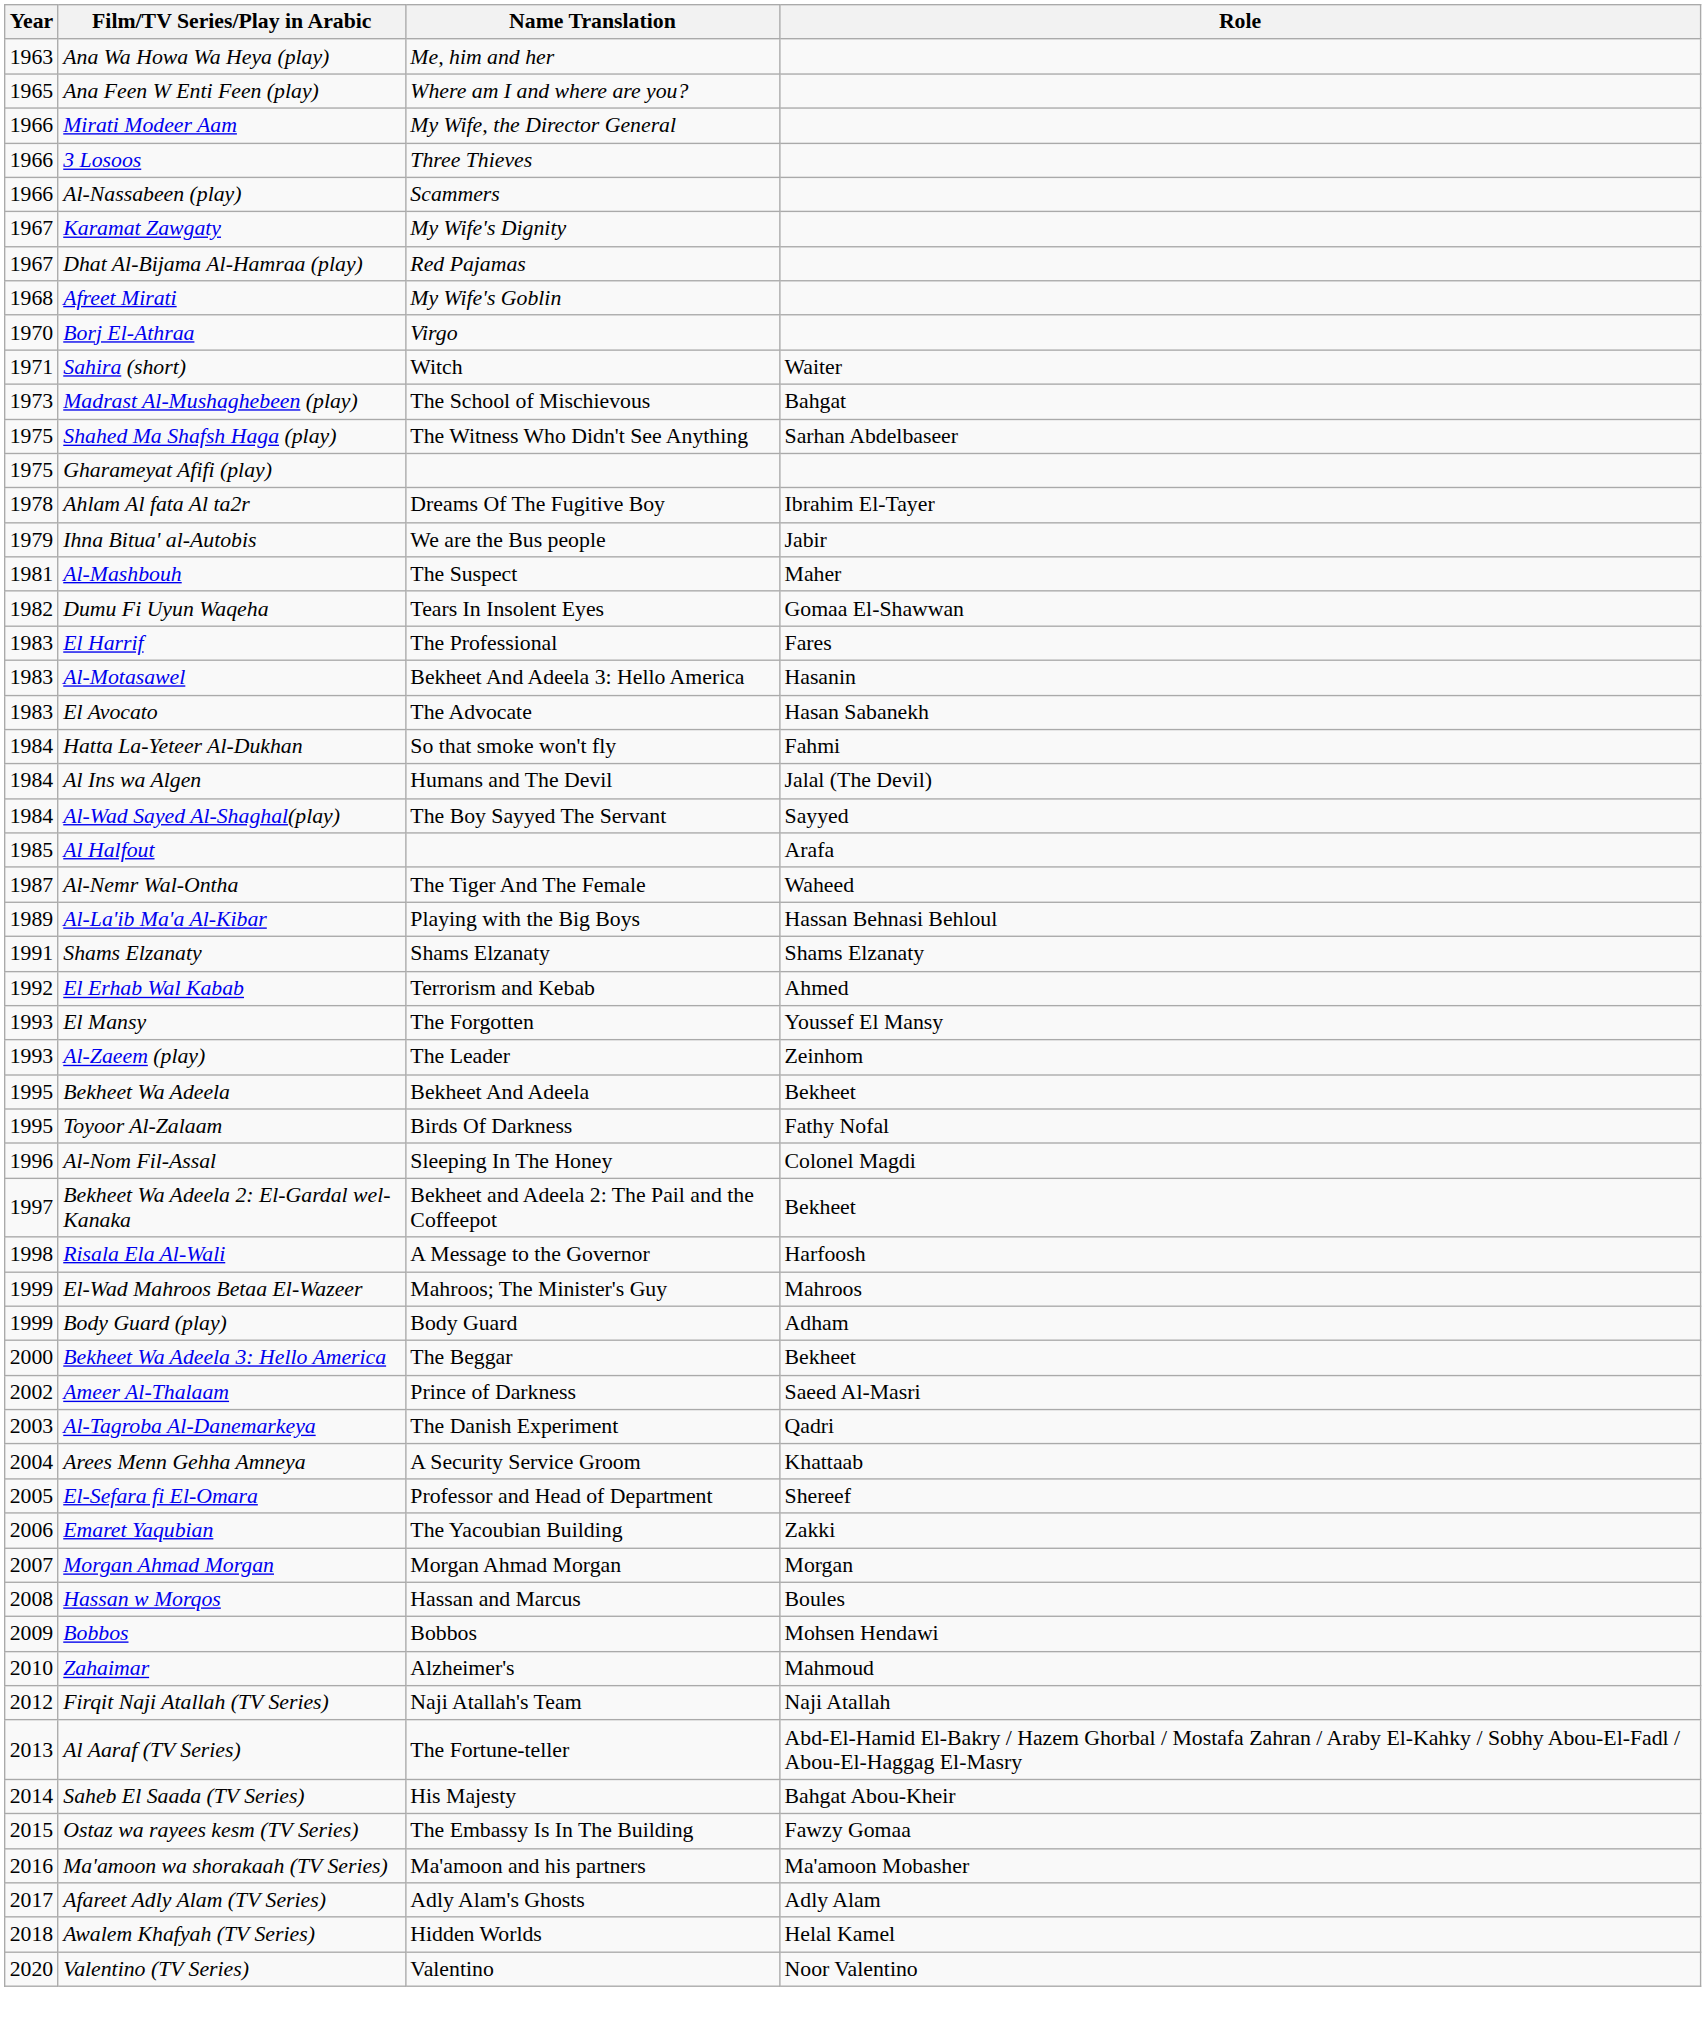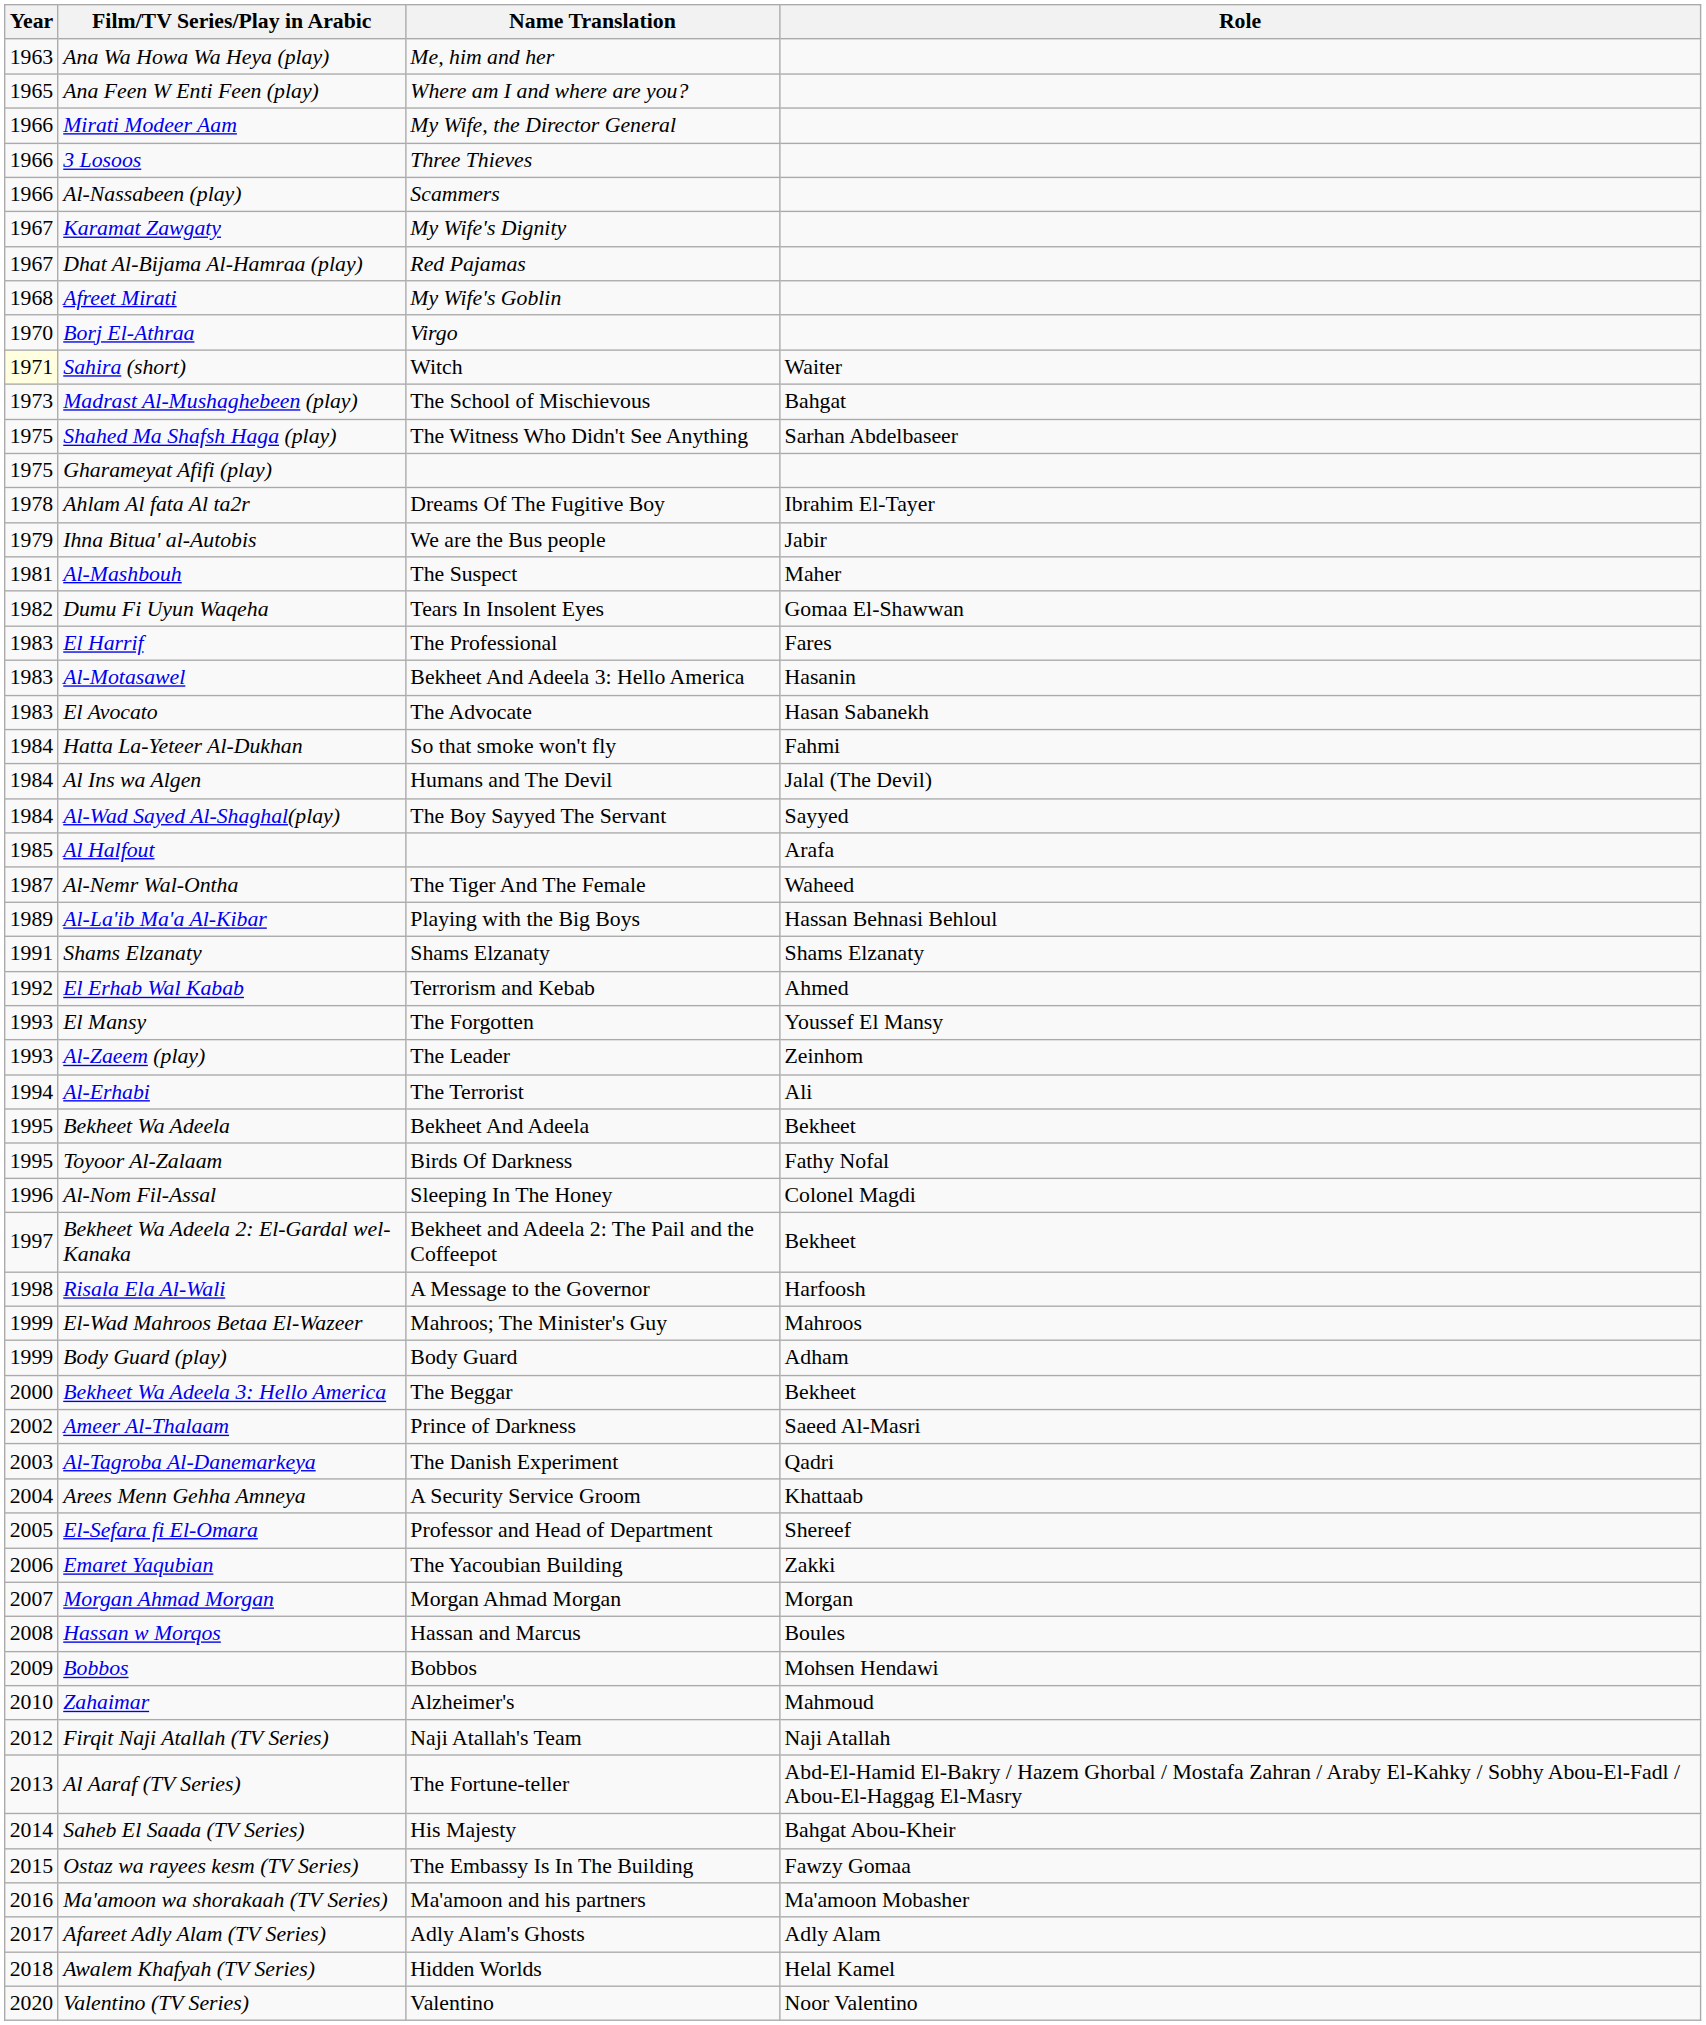(31, 366) no background -> (31, 366) lightyellow background
+ row: (107, 1091)
